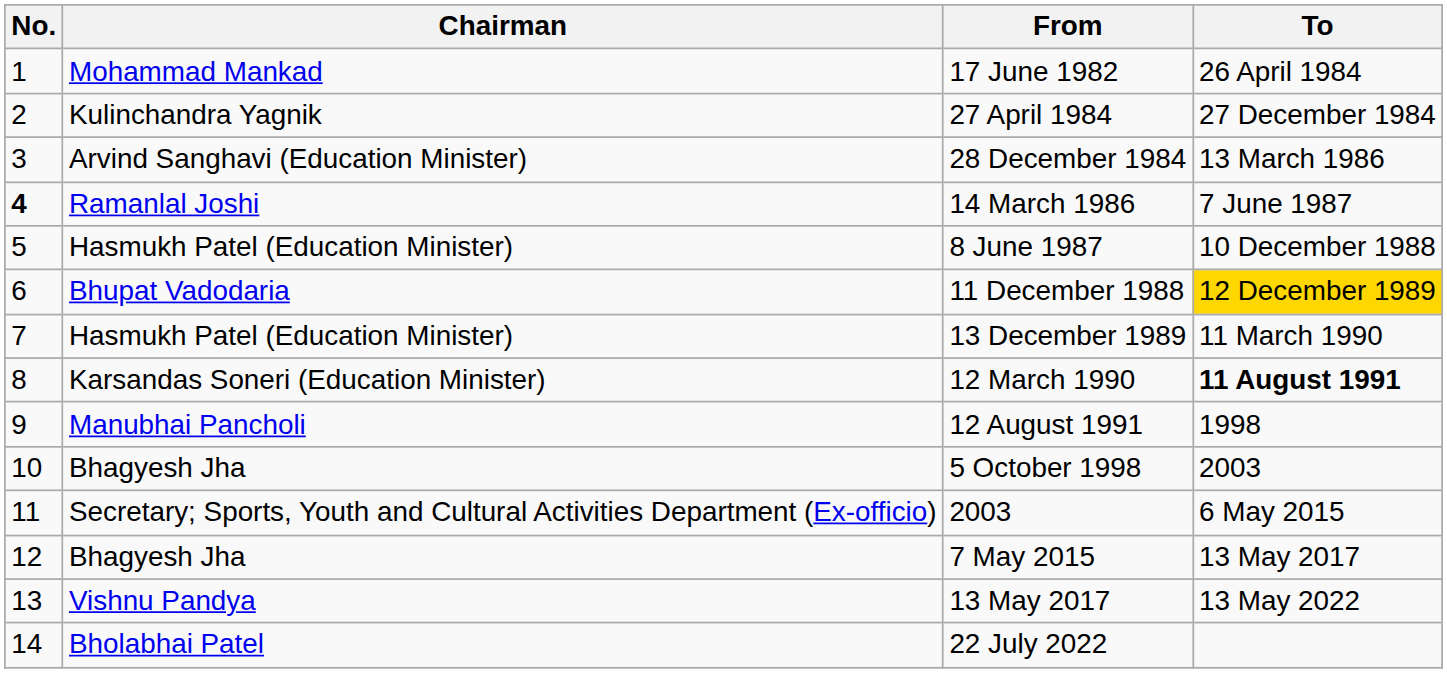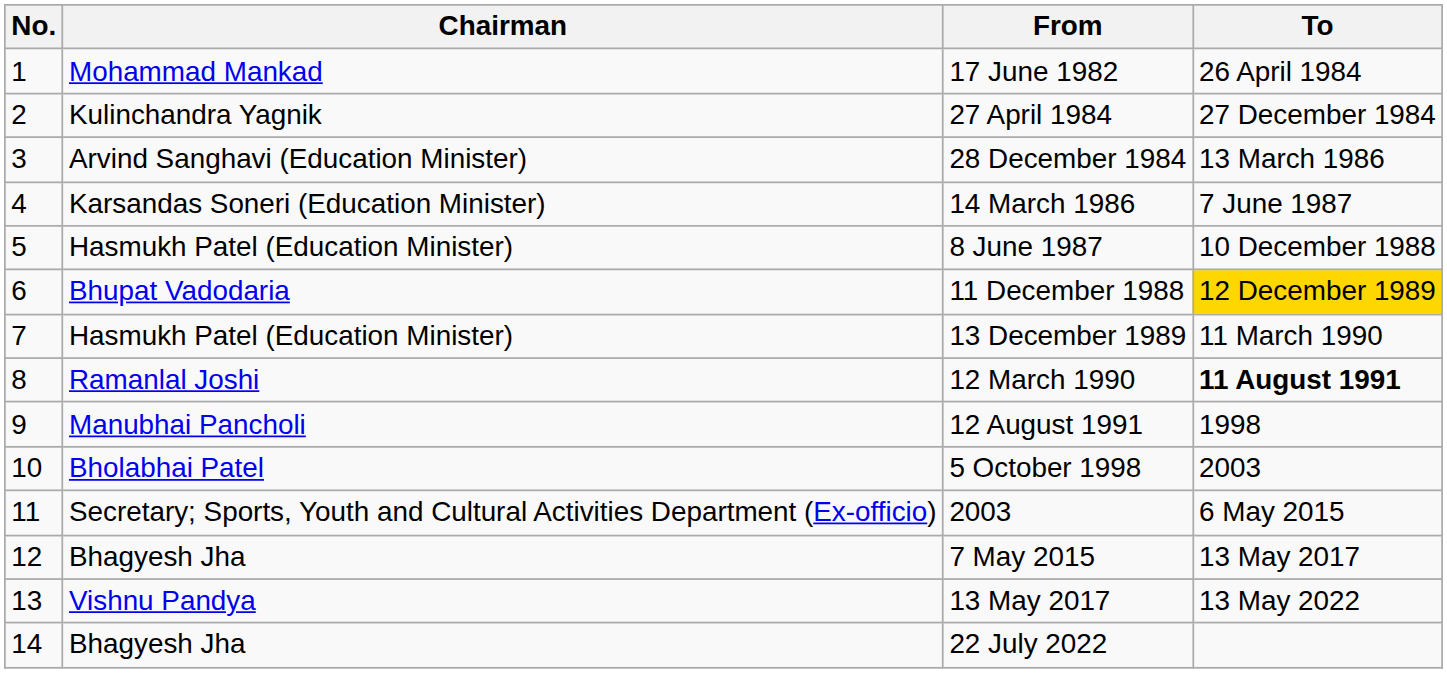(19, 203) bold -> (19, 203) normal
(164, 203) Ramanlal Joshi -> (307, 203) Karsandas Soneri (Education Minister)
(307, 379) Karsandas Soneri (Education Minister) -> (164, 379) Ramanlal Joshi
(157, 468) Bhagyesh Jha -> (166, 468) Bholabhai Patel
(166, 644) Bholabhai Patel -> (157, 644) Bhagyesh Jha
